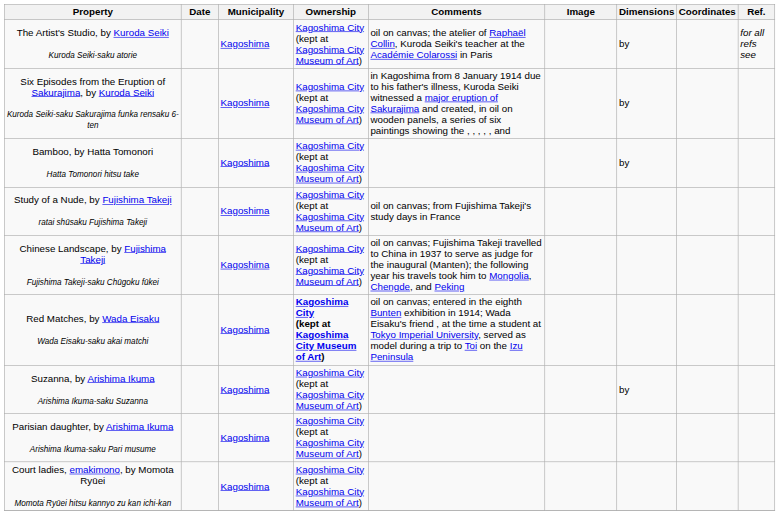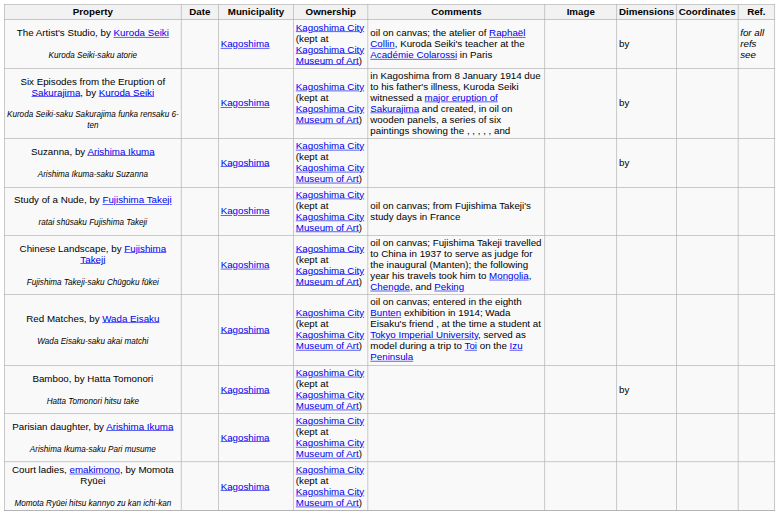rows swapped: (93, 162) <-> (93, 389)
(326, 330) bold -> (330, 330) normal
